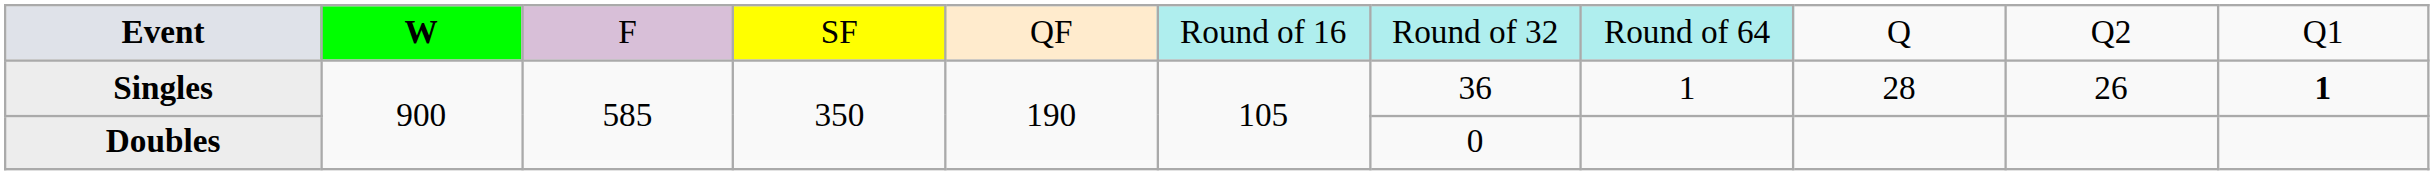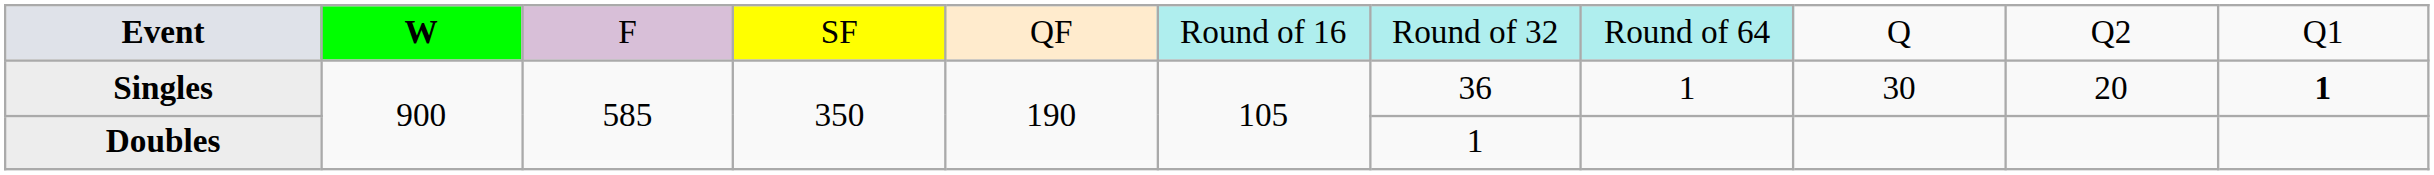(1899, 87) 28 -> (1899, 87) 30
(2111, 87) 26 -> (2111, 87) 20
(1475, 142) 0 -> (1475, 142) 1
